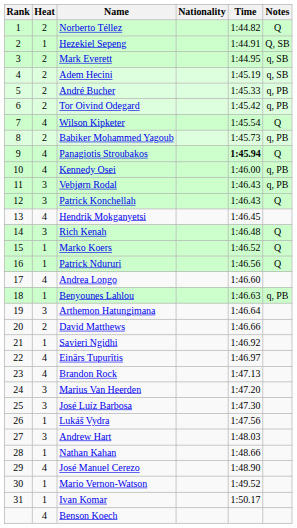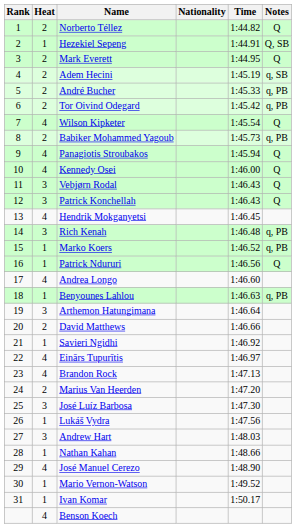(277, 59) q, SB -> (277, 59) Q
(245, 153) bold -> (245, 153) normal
(277, 169) q, PB -> (277, 169) Q
(277, 185) q, PB -> (277, 185) Q
(277, 232) Q -> (277, 232) q, PB
(277, 248) Q -> (277, 248) q, PB
(45, 389) 3 -> (45, 389) 2
